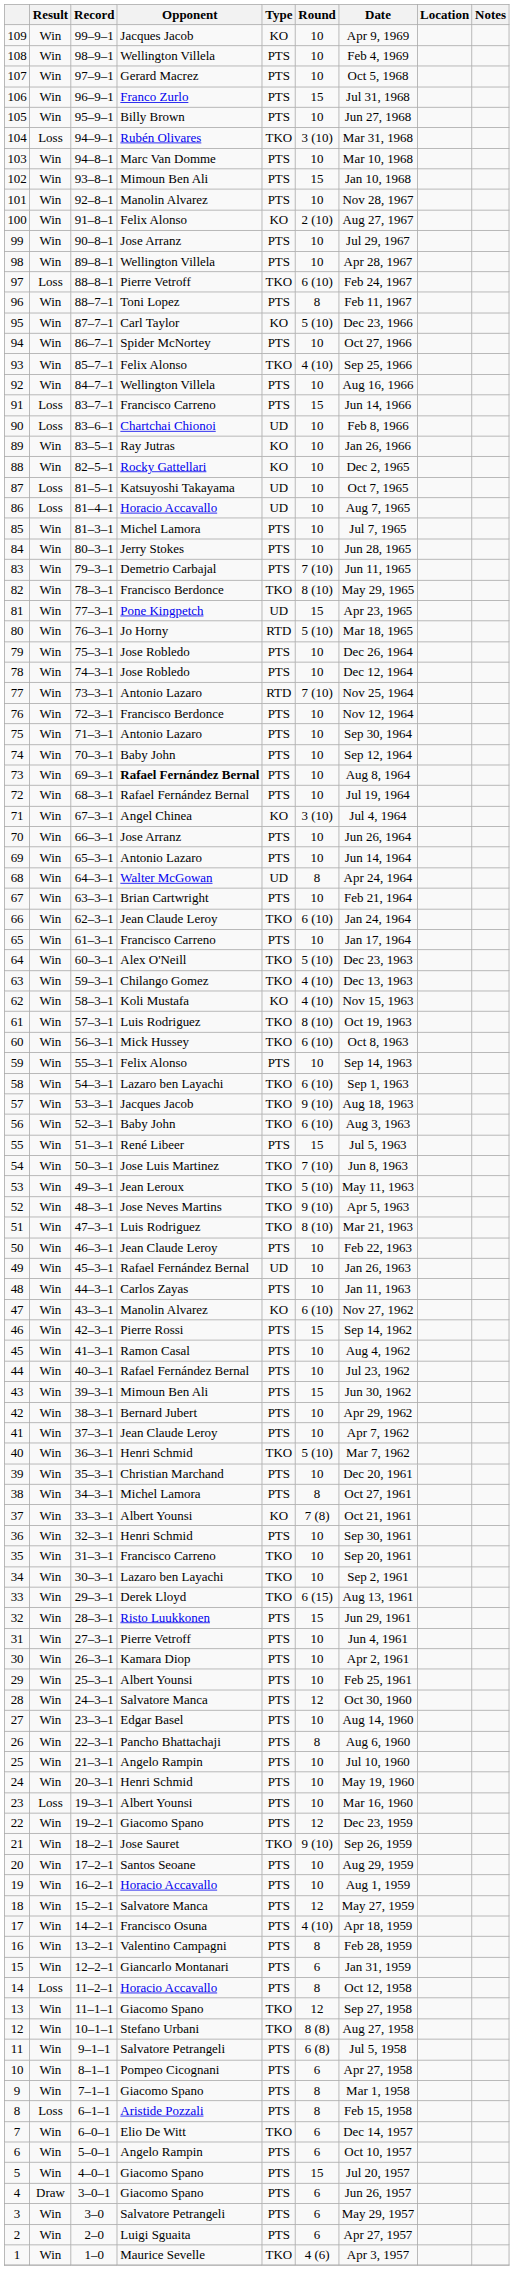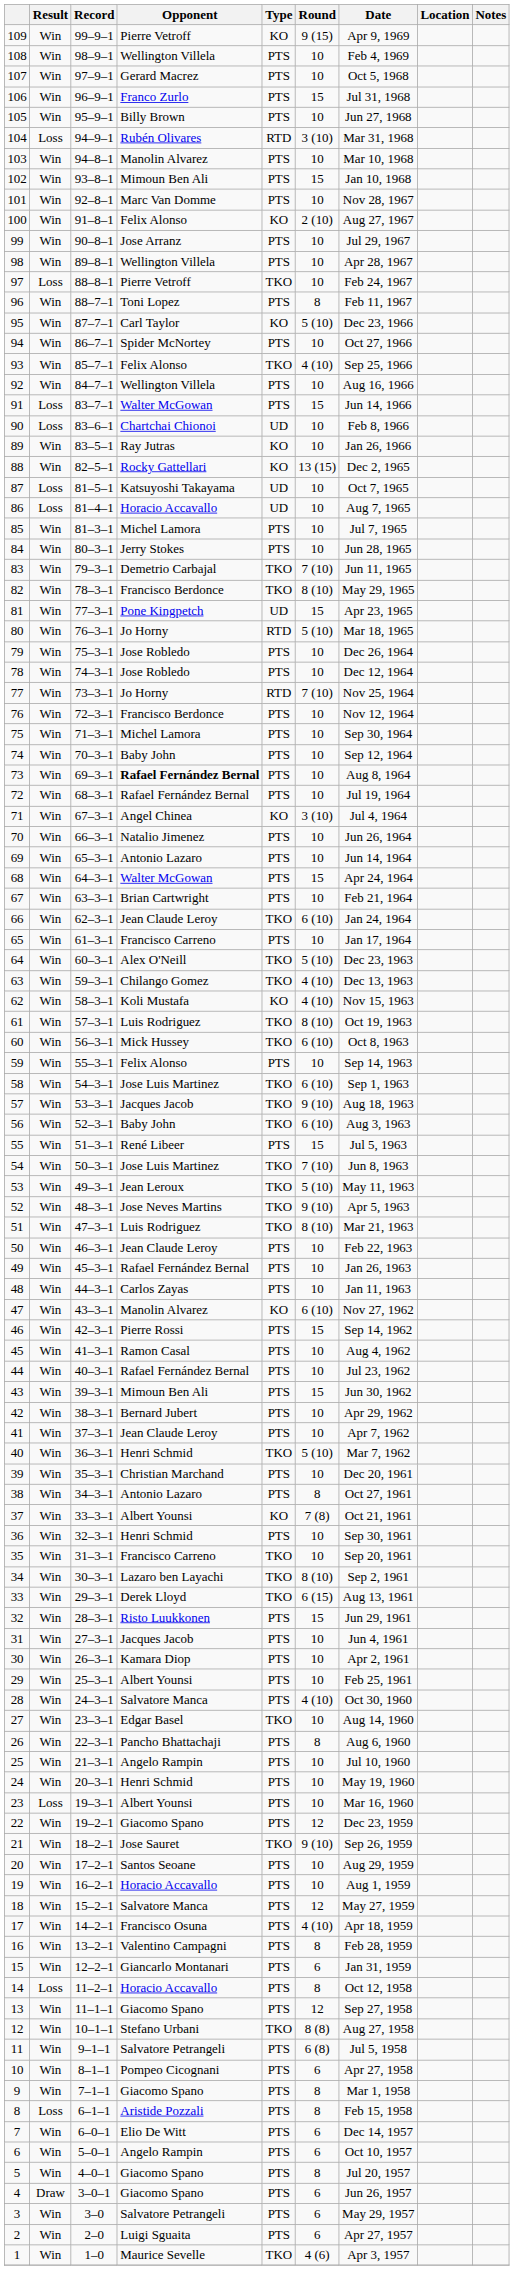(157, 35) Jacques Jacob -> (156, 35) Pierre Vetroff
(317, 35) 10 -> (317, 35) 9 (15)
(279, 138) TKO -> (279, 138) RTD
(168, 158) Marc Van Domme -> (164, 158) Manolin Alvarez
(164, 199) Manolin Alvarez -> (168, 199) Marc Van Domme
(317, 281) 6 (10) -> (317, 281) 10
(168, 405) Francisco Carreno -> (166, 405) Walter McGowan
(317, 466) 10 -> (317, 466) 13 (15)
(279, 569) PTS -> (279, 569) TKO
(161, 693) Antonio Lazaro -> (144, 693) Jo Horny
(161, 734) Antonio Lazaro -> (160, 734) Michel Lamora
(151, 836) Jose Arranz -> (162, 836) Natalio Jimenez
(279, 878) UD -> (279, 878) PTS
(317, 878) 8 -> (317, 878) 15
(172, 1083) Lazaro ben Layachi -> (170, 1083) Jose Luis Martinez
(279, 1268) UD -> (279, 1268) PTS
(160, 1494) Michel Lamora -> (161, 1494) Antonio Lazaro
(317, 1576) 10 -> (317, 1576) 8 (10)
(156, 1638) Pierre Vetroff -> (157, 1638) Jacques Jacob
(317, 1700) 12 -> (317, 1700) 4 (10)
(279, 1720) PTS -> (279, 1720) TKO
(279, 2008) TKO -> (279, 2008) PTS
(279, 2131) TKO -> (279, 2131) PTS
(317, 2172) 15 -> (317, 2172) 8
